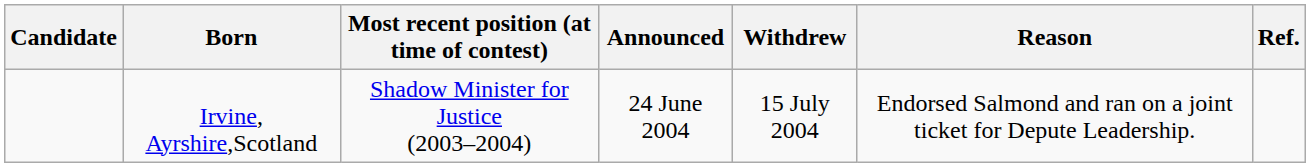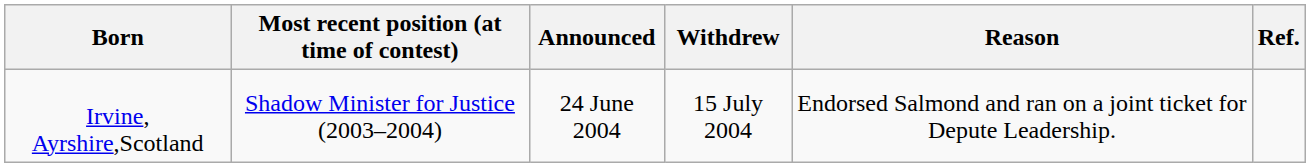- column: (64, 37)
